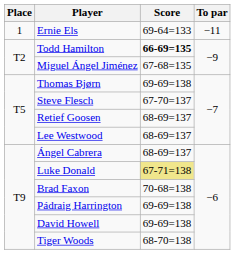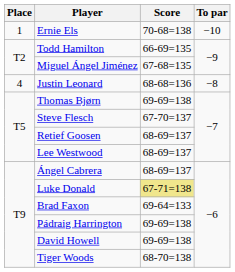(167, 30) 69-64=133 -> (167, 30) 70-68=138
(212, 30) −11 -> (212, 30) −10
(167, 48) bold -> (167, 48) normal
+ row: (70, 83)
(167, 188) 70-68=138 -> (167, 205) 69-64=133
